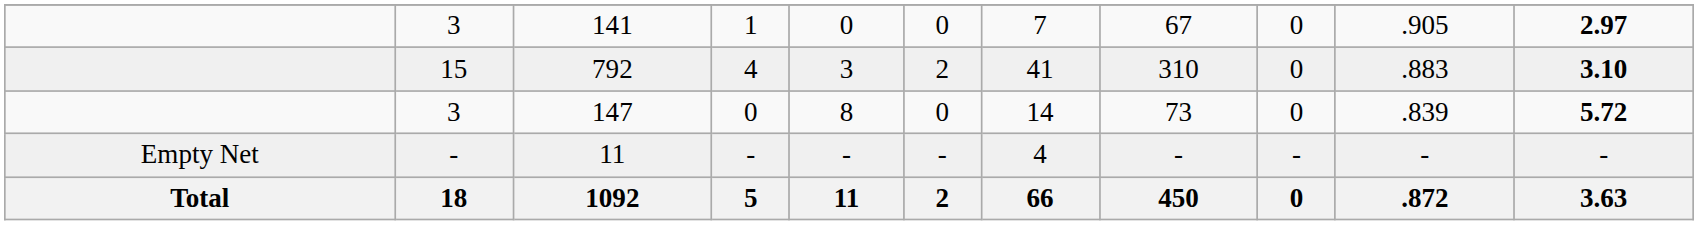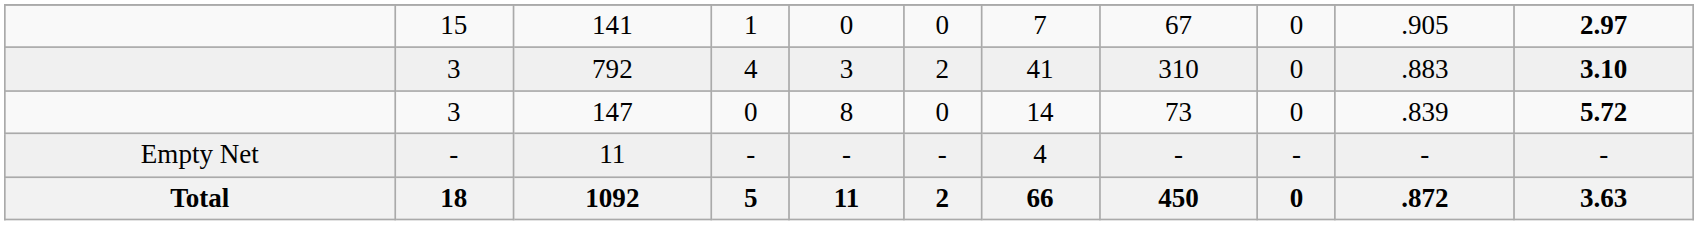(454, 25) 3 -> (454, 25) 15
(454, 68) 15 -> (454, 68) 3
